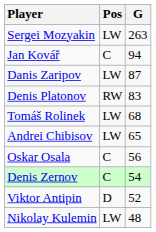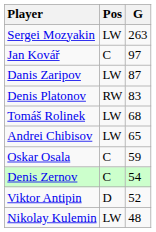(135, 55) 94 -> (135, 55) 97
(135, 156) 56 -> (135, 156) 59
